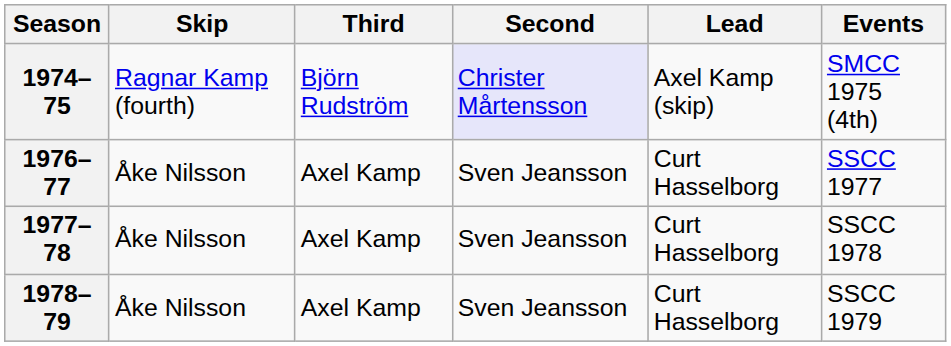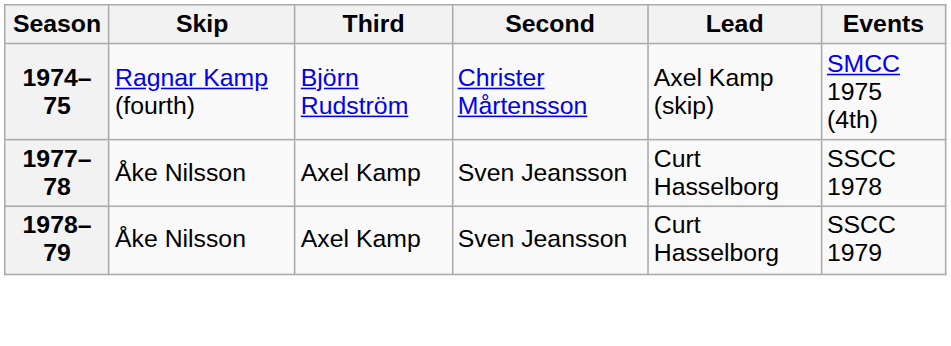(523, 91) lavender background -> (523, 91) no background
- row: (57, 172)
